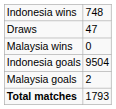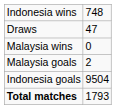rows swapped: (44, 63) <-> (42, 79)
